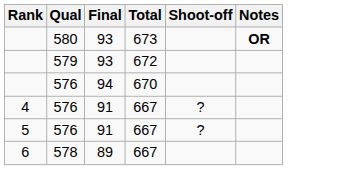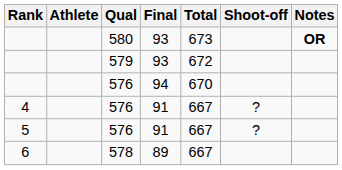+ column: (74, 15)
